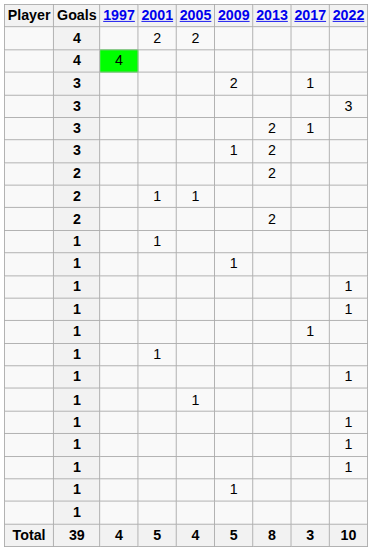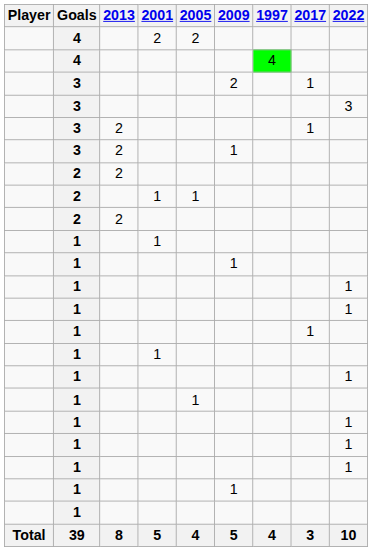columns swapped: (119, 15) <-> (272, 15)
